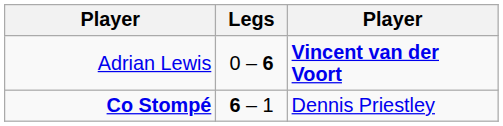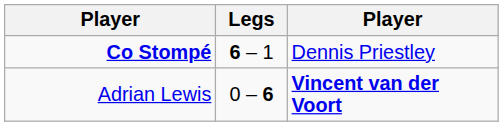rows swapped: (159, 105) <-> (155, 62)
